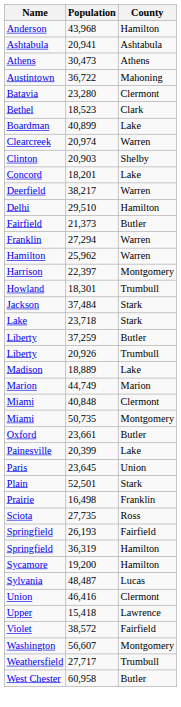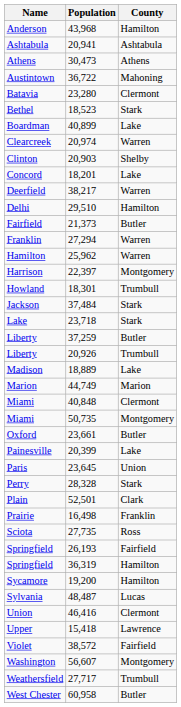(132, 110) Clark -> (131, 110) Stark
+ row: (18, 483)
(131, 483) Stark -> (132, 499) Clark
